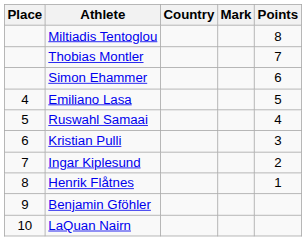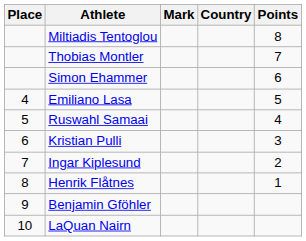columns swapped: (189, 15) <-> (236, 15)
